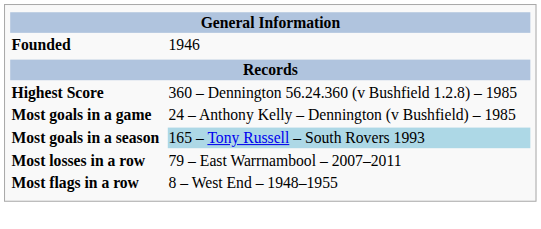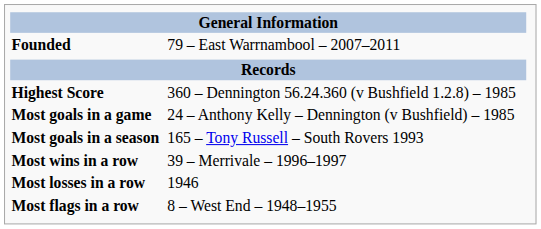(184, 45) 1946 -> (284, 45) 79 – East Warrnambool – 2007–2011
(297, 137) lightblue background -> (295, 137) no background
+ row: (75, 160)
(285, 160) 79 – East Warrnambool – 2007–2011 -> (183, 183) 1946
